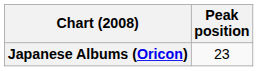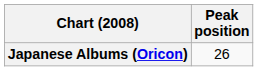(222, 54) 23 -> (222, 54) 26
